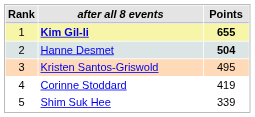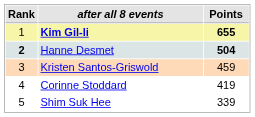(21, 50) normal -> (21, 50) bold
(226, 68) 495 -> (226, 68) 459
